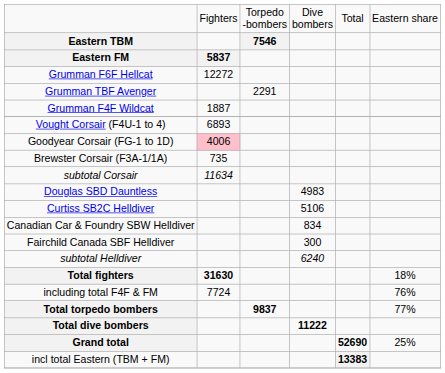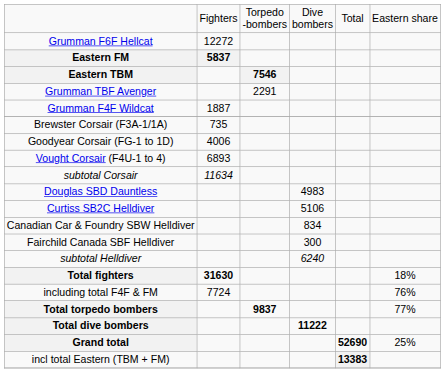rows swapped: (101, 41) <-> (101, 74)
rows swapped: (101, 125) <-> (101, 158)
(219, 141) pink background -> (219, 141) no background
